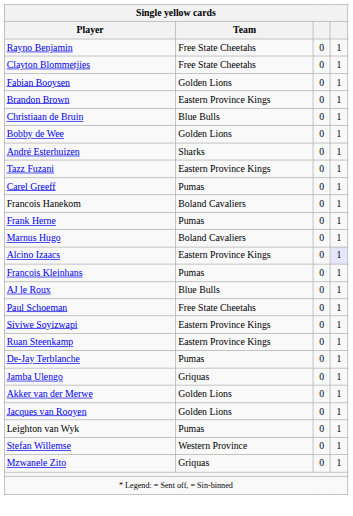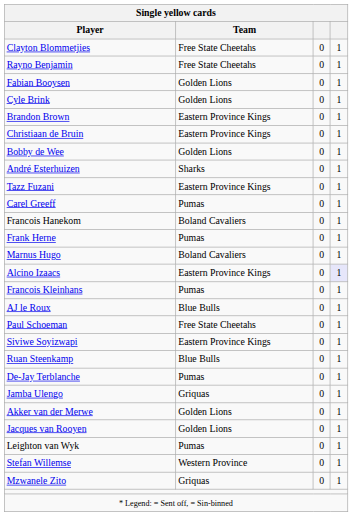rows swapped: (40, 48) <-> (48, 65)
+ row: (28, 100)
(199, 117) Blue Bulls -> (224, 134) Eastern Province Kings
(224, 342) Eastern Province Kings -> (199, 360) Blue Bulls
